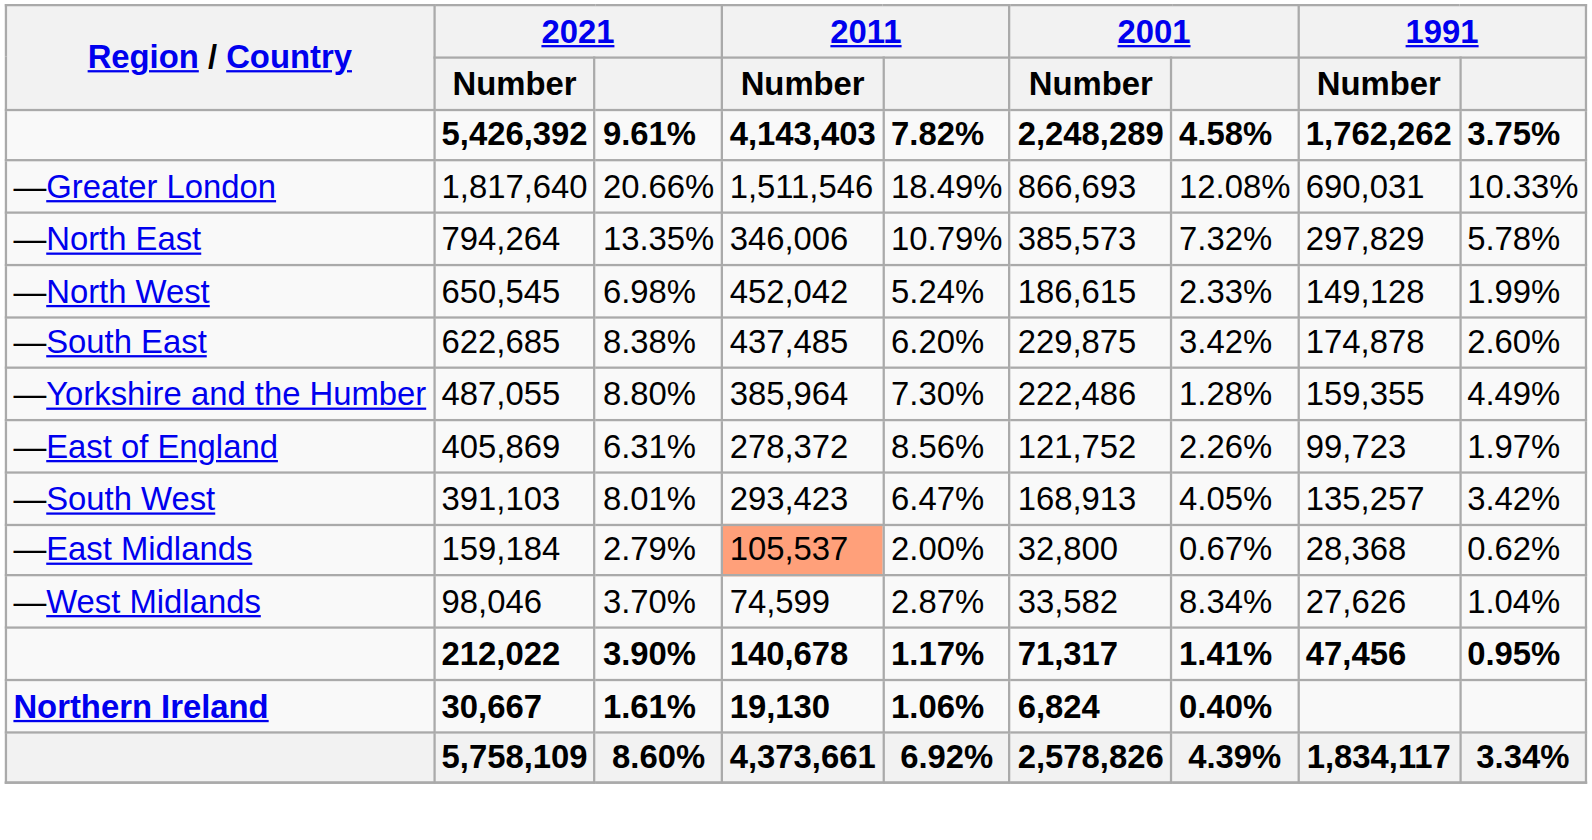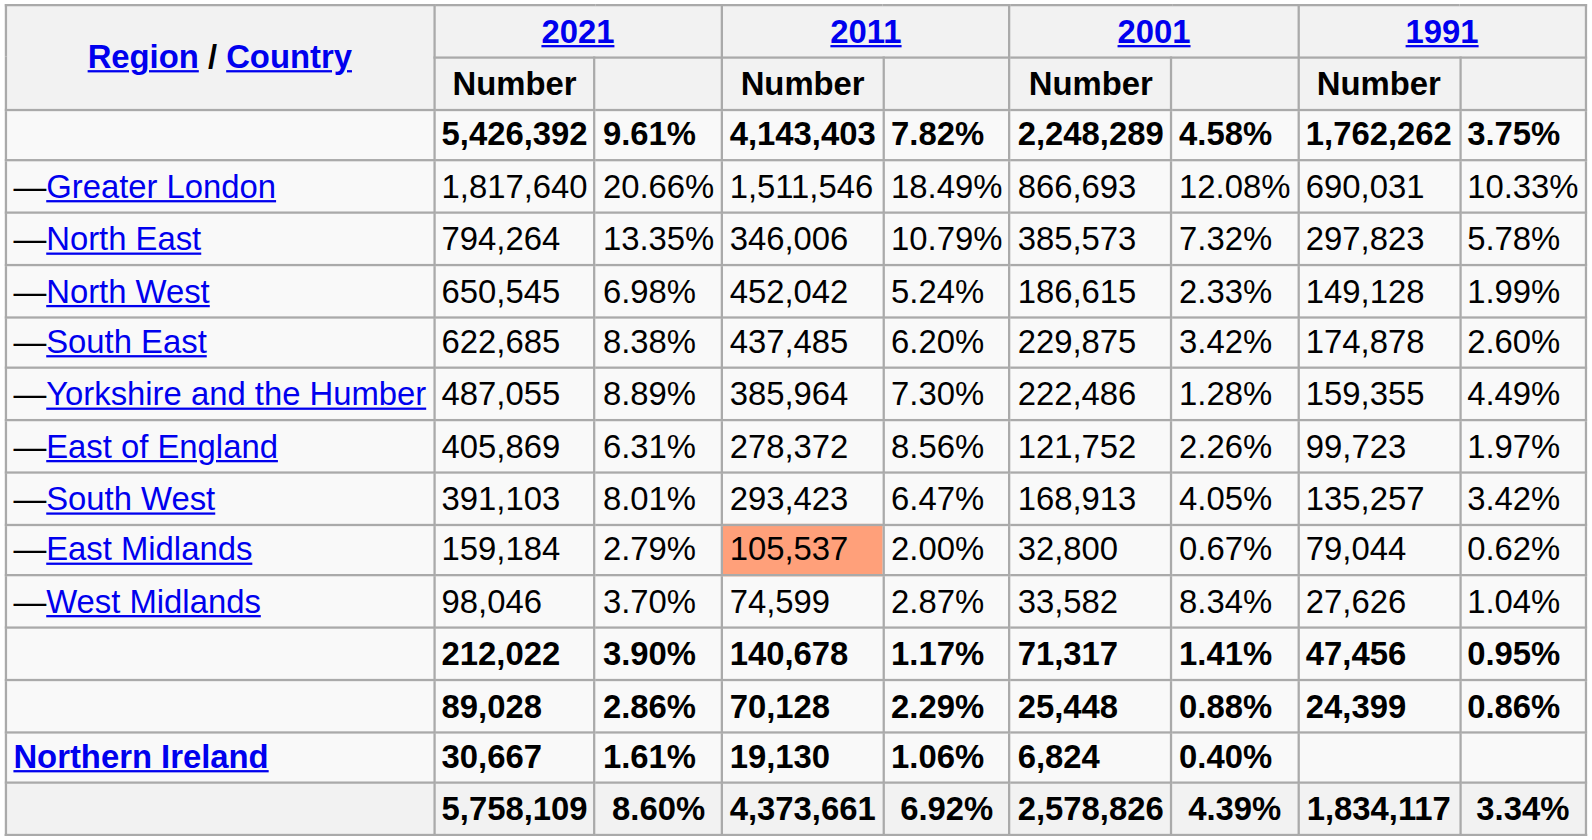(1365, 239) 297,829 -> (1365, 239) 297,823
(650, 394) 8.80% -> (650, 394) 8.89%
(1356, 550) 28,368 -> (1356, 550) 79,044
+ row: (492, 705)
